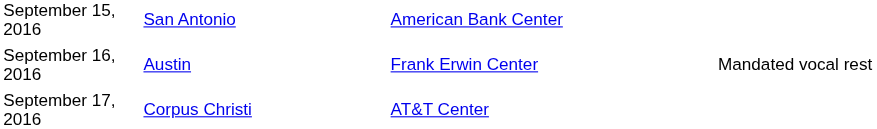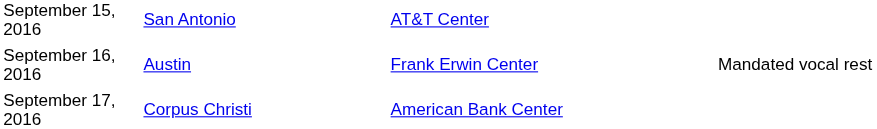(477, 19) American Bank Center -> (440, 19) AT&T Center
(440, 109) AT&T Center -> (477, 109) American Bank Center
